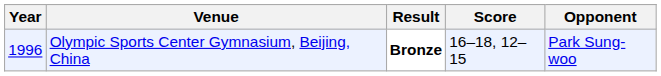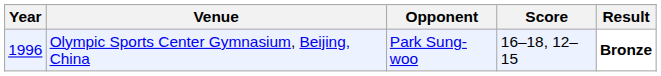columns swapped: (600, 17) <-> (416, 17)
